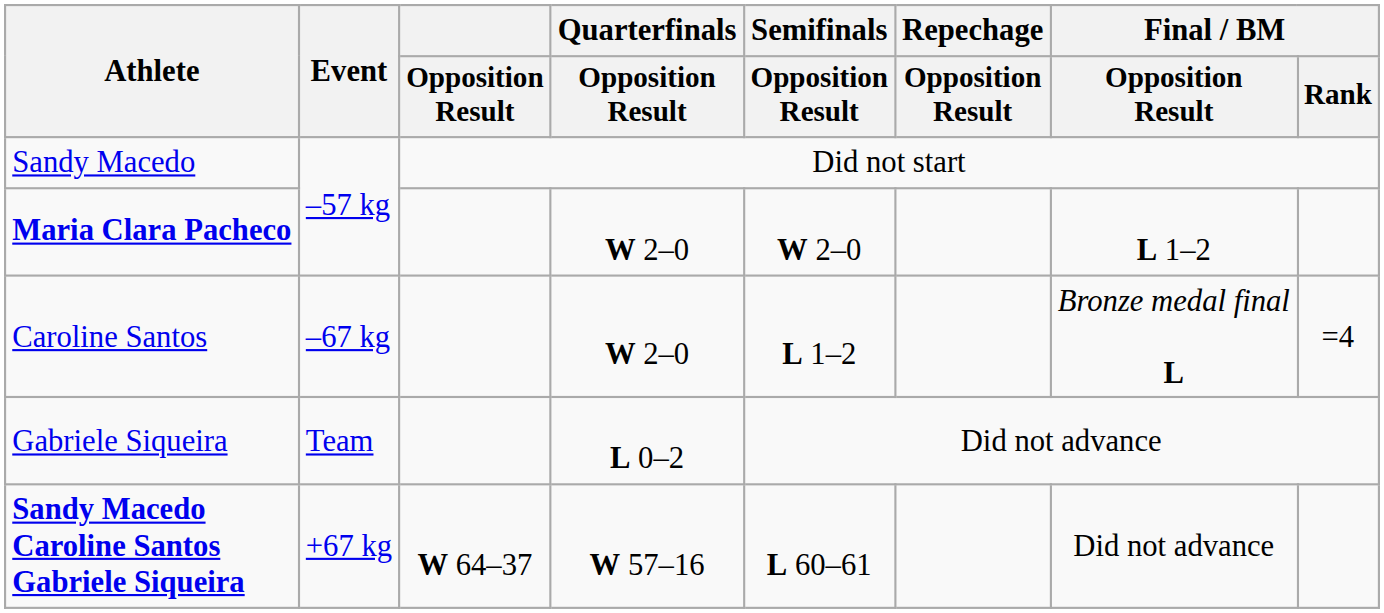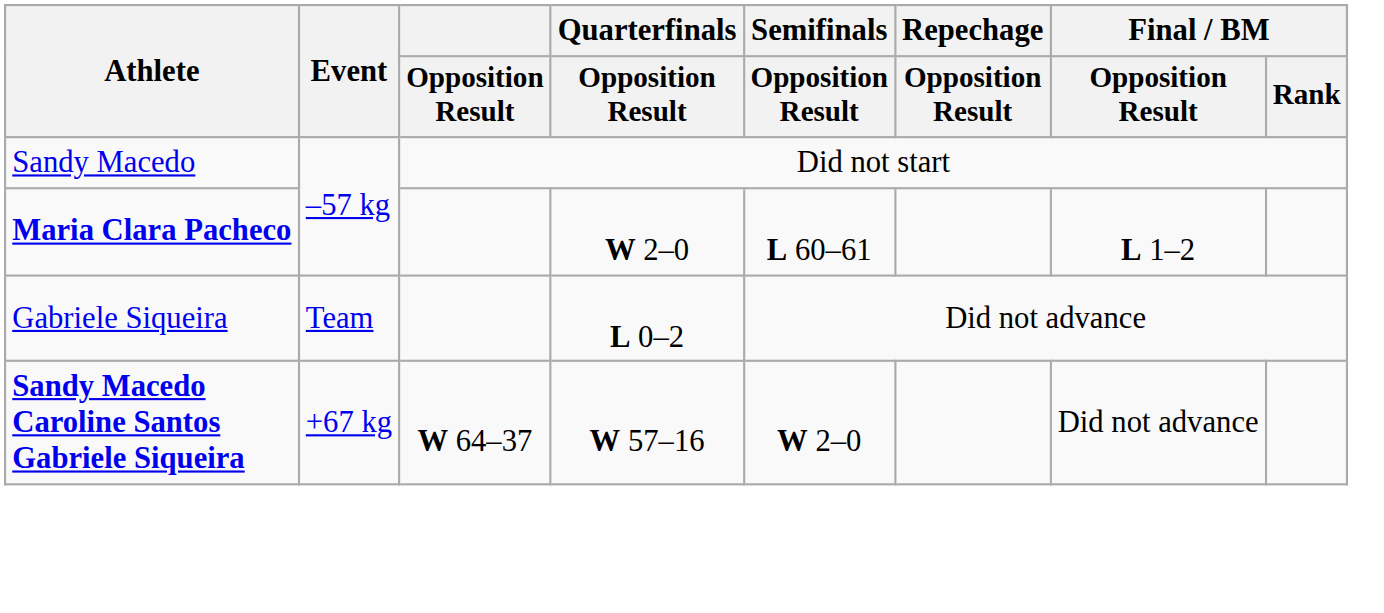(819, 249) W 2–0 -> (819, 249) L 60–61
- row: (110, 336)
(819, 564) L 60–61 -> (819, 441) W 2–0
